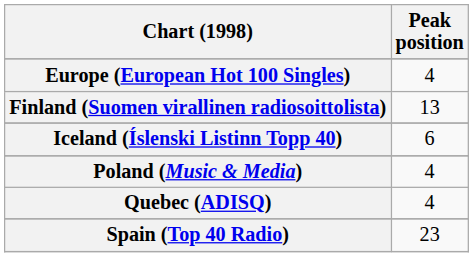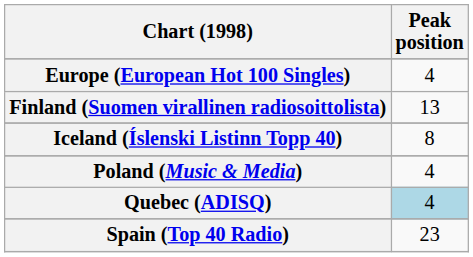(430, 139) 6 -> (430, 139) 8
(430, 203) no background -> (430, 203) lightblue background
